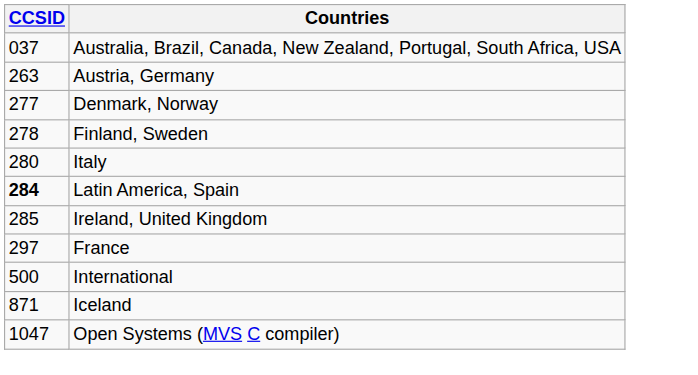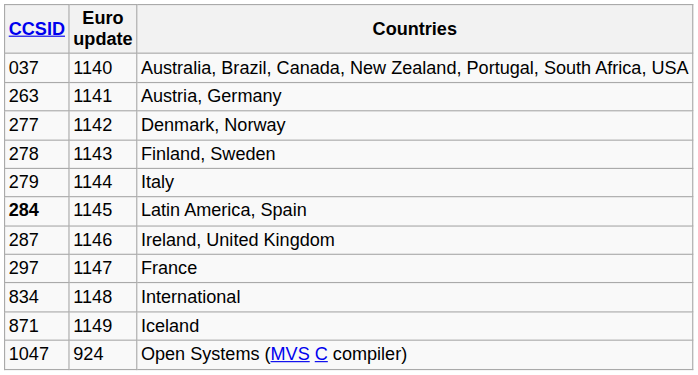+ column: (103, 29)
(24, 162) 280 -> (24, 182) 279
(24, 219) 285 -> (24, 239) 287
(24, 276) 500 -> (24, 297) 834
